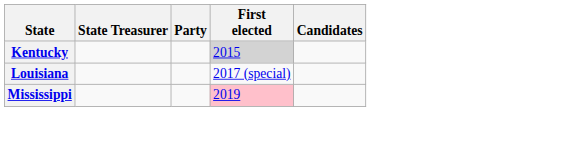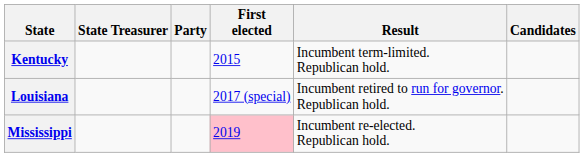+ column: (400, 30)
(227, 52) lightgrey background -> (227, 59) no background
